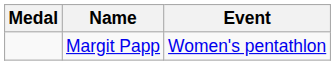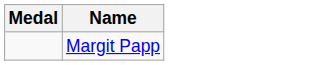- column: (247, 18)
